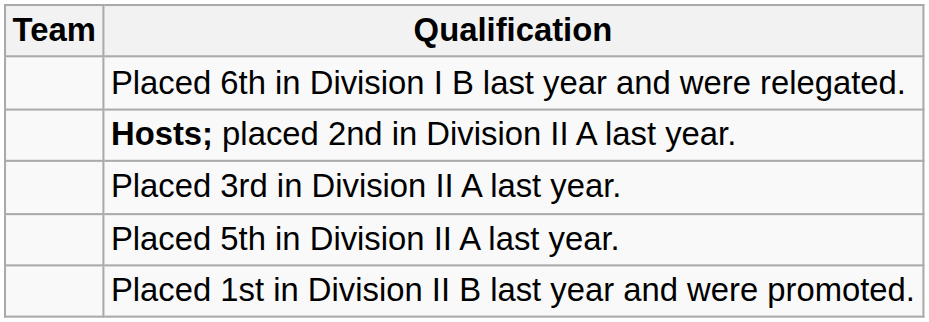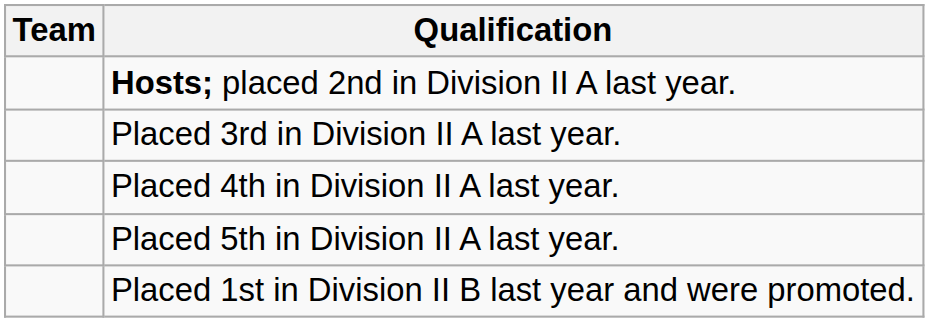- row: (508, 82)
+ row: (365, 186)
